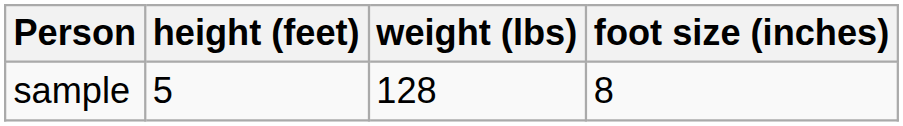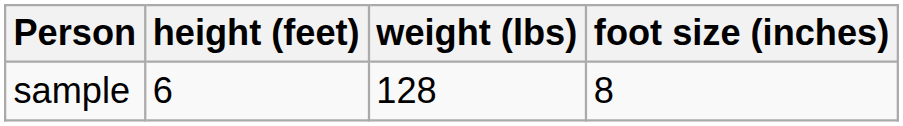(163, 90) 5 -> (163, 90) 6
